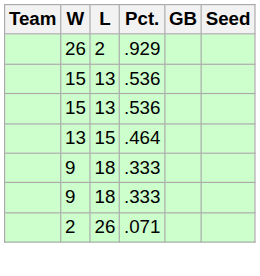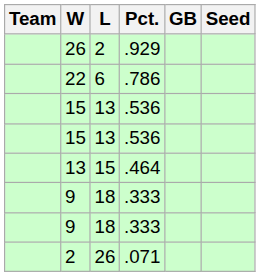+ row: (75, 78)
